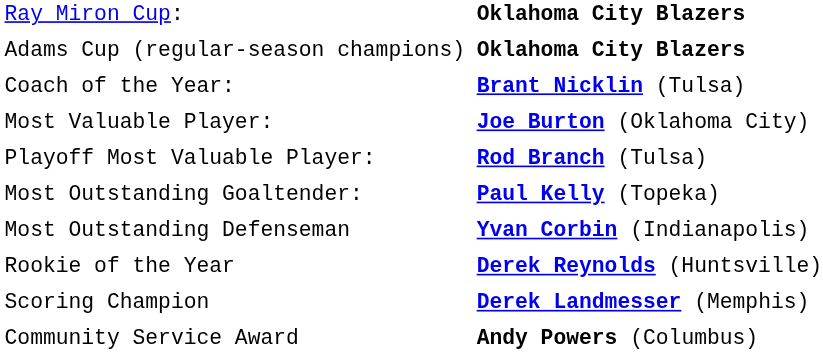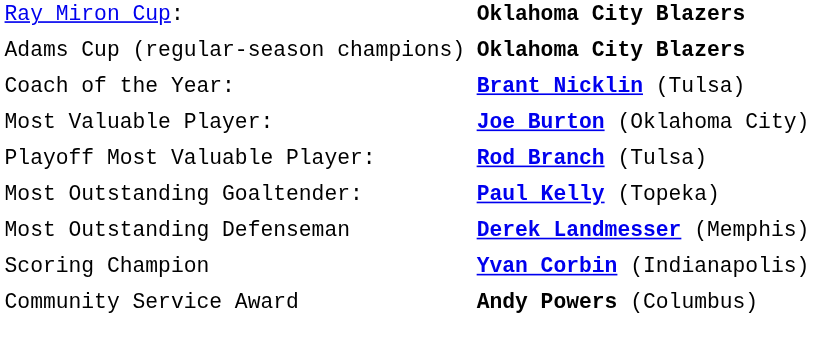(643, 230) Yvan Corbin (Indianapolis) -> (643, 230) Derek Landmesser (Memphis)
- row: (120, 266)
(643, 302) Derek Landmesser (Memphis) -> (643, 266) Yvan Corbin (Indianapolis)
